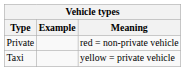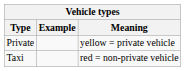(129, 43) red = non-private vehicle -> (127, 43) yellow = private vehicle
(127, 58) yellow = private vehicle -> (129, 58) red = non-private vehicle
